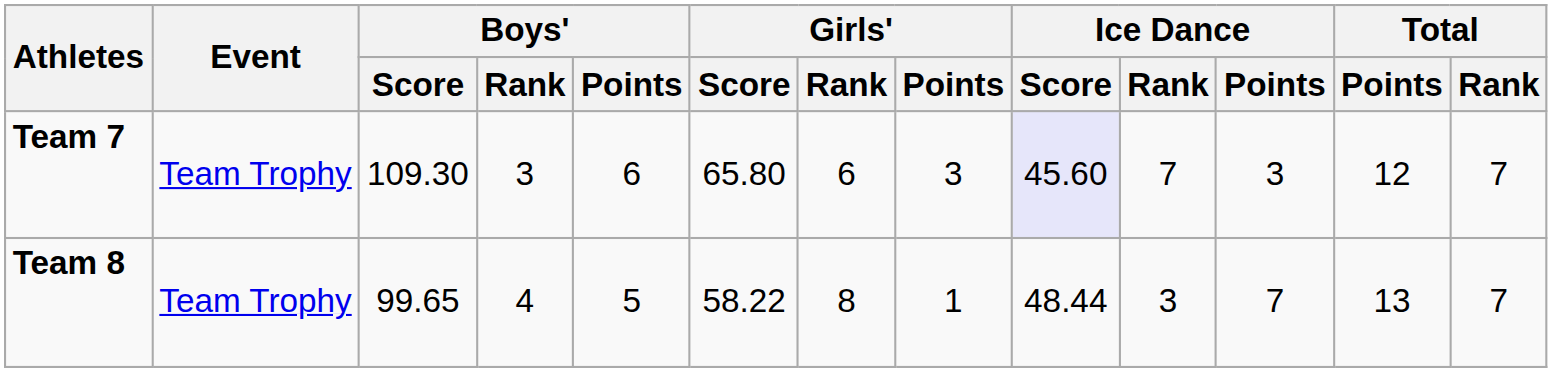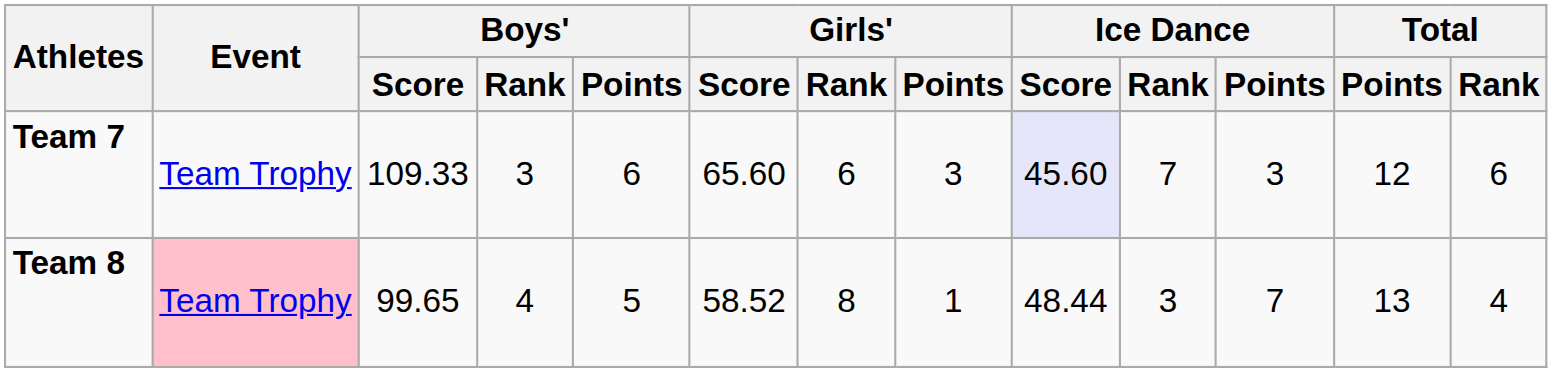(418, 173) 109.30 -> (418, 173) 109.33
(744, 173) 65.80 -> (744, 173) 65.60
(1499, 173) 7 -> (1499, 173) 6
(256, 301) no background -> (256, 301) pink background
(744, 301) 58.22 -> (744, 301) 58.52
(1499, 301) 7 -> (1499, 301) 4
